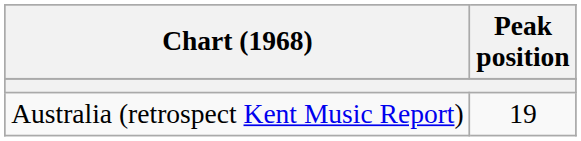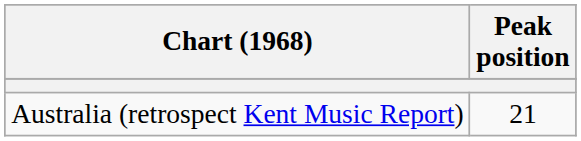(523, 113) 19 -> (523, 113) 21
